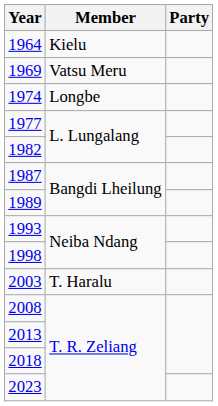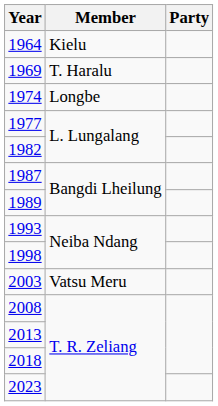(88, 70) Vatsu Meru -> (81, 70) T. Haralu
(81, 281) T. Haralu -> (88, 281) Vatsu Meru
